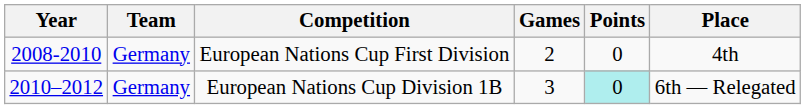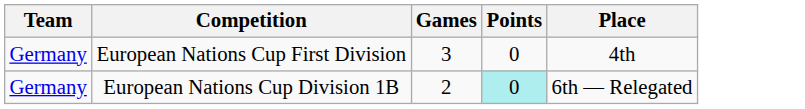- column: (56, 20)
(549, 53) 2 -> (446, 53) 3
(549, 86) 3 -> (446, 86) 2
